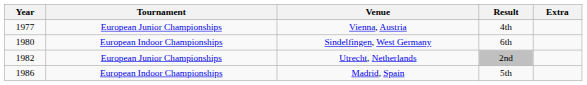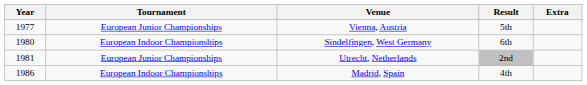(506, 27) 4th -> (506, 27) 5th
(25, 58) 1982 -> (25, 58) 1981
(506, 73) 5th -> (506, 73) 4th
